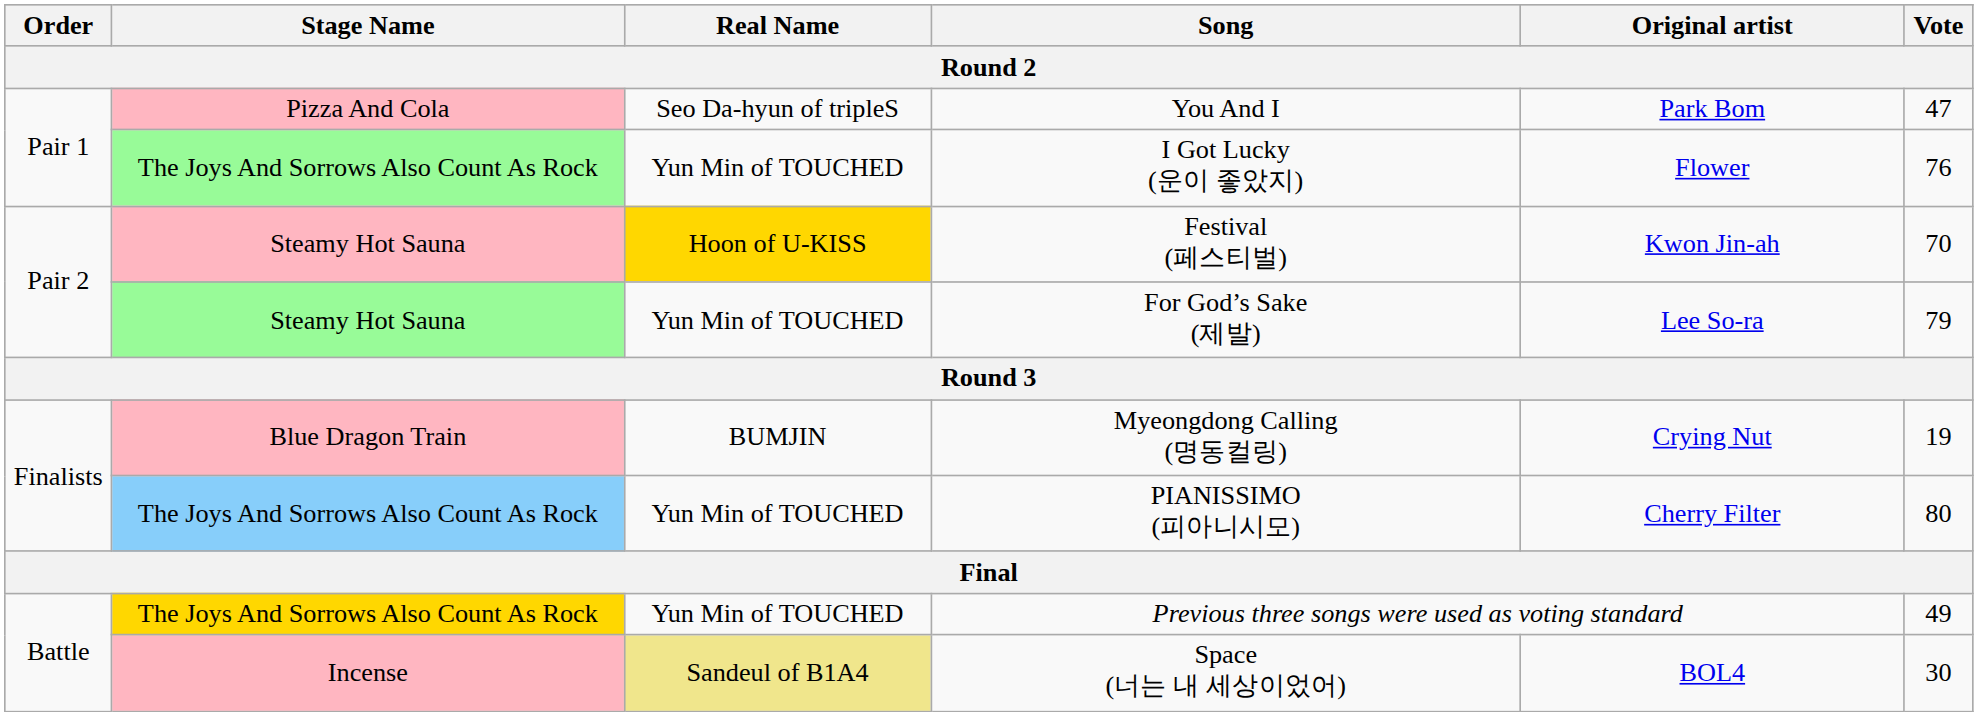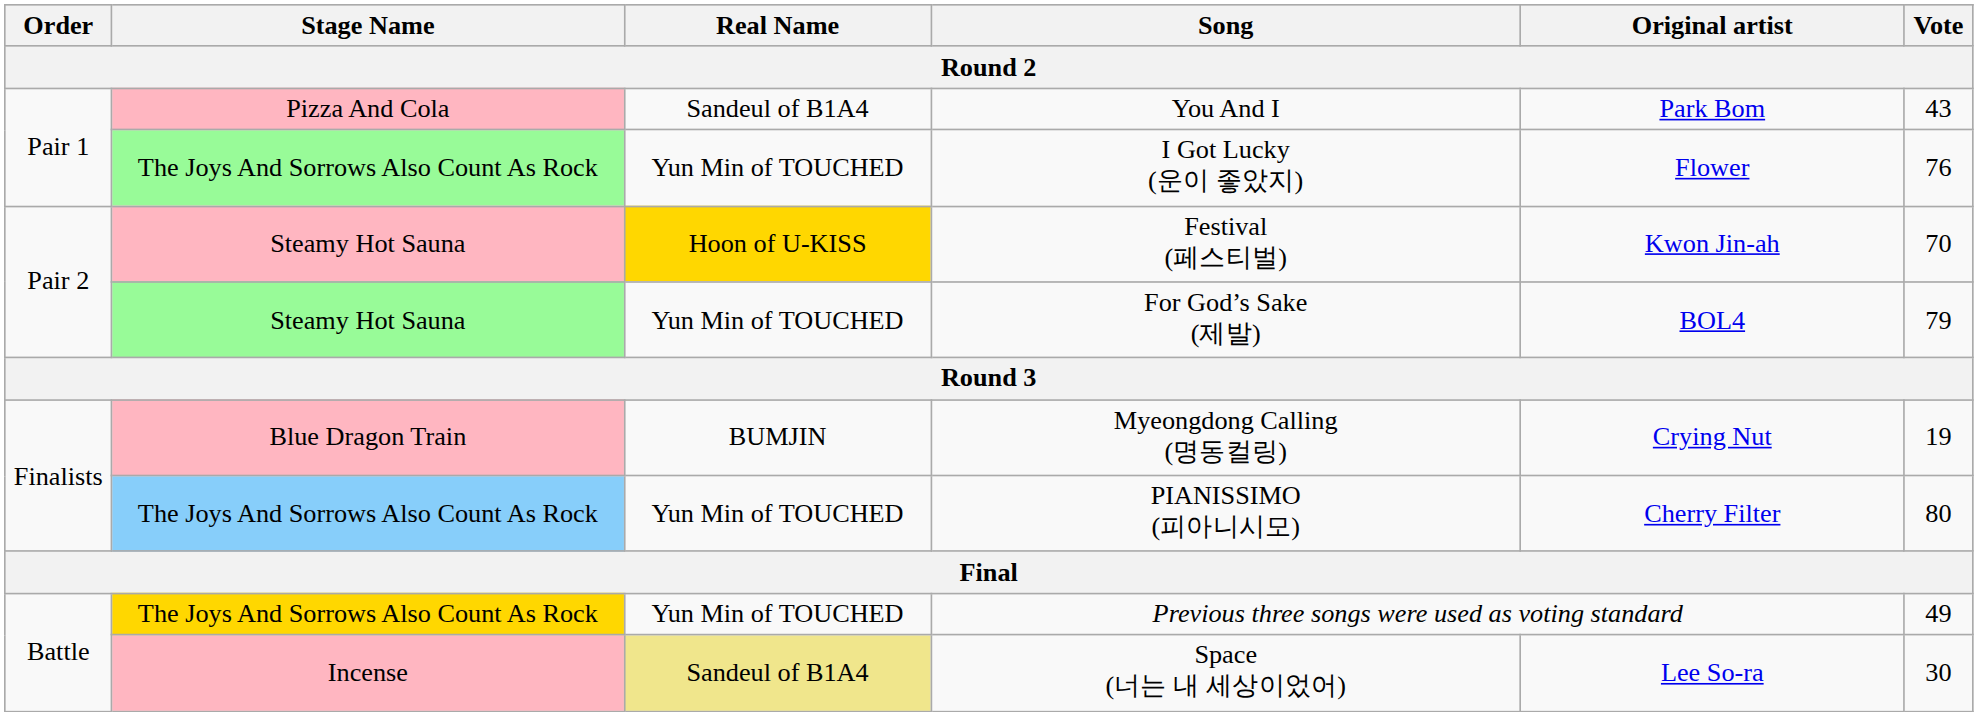(778, 108) Seo Da-hyun of tripleS -> (778, 108) Sandeul of B1A4
(1938, 108) 47 -> (1938, 108) 43
(1712, 319) Lee So-ra -> (1712, 319) BOL4
(1712, 672) BOL4 -> (1712, 672) Lee So-ra
